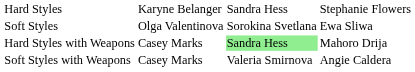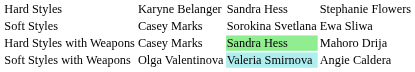(181, 26) Olga Valentinova -> (170, 26) Casey Marks
(170, 60) Casey Marks -> (181, 60) Olga Valentinova
(270, 60) no background -> (270, 60) paleturquoise background
